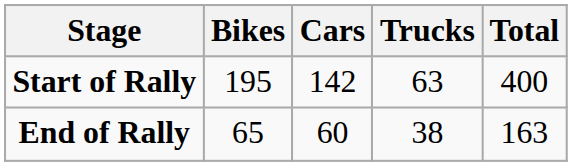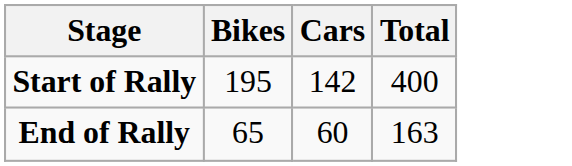- column: (427, 29)
